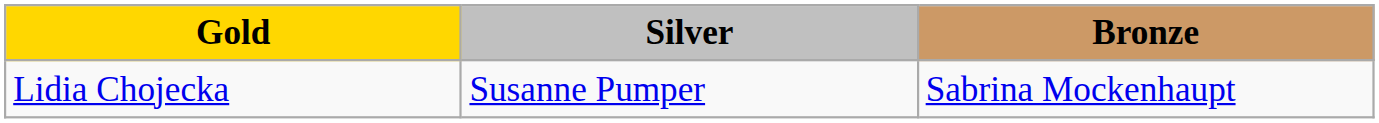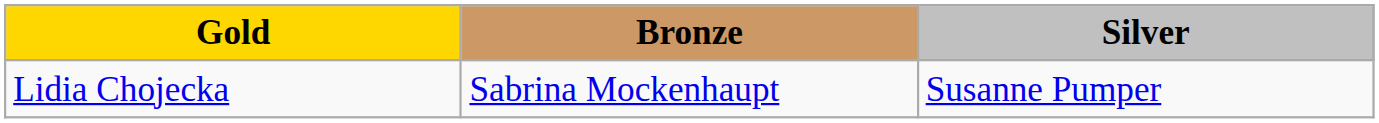columns swapped: (689, 32) <-> (1146, 32)
